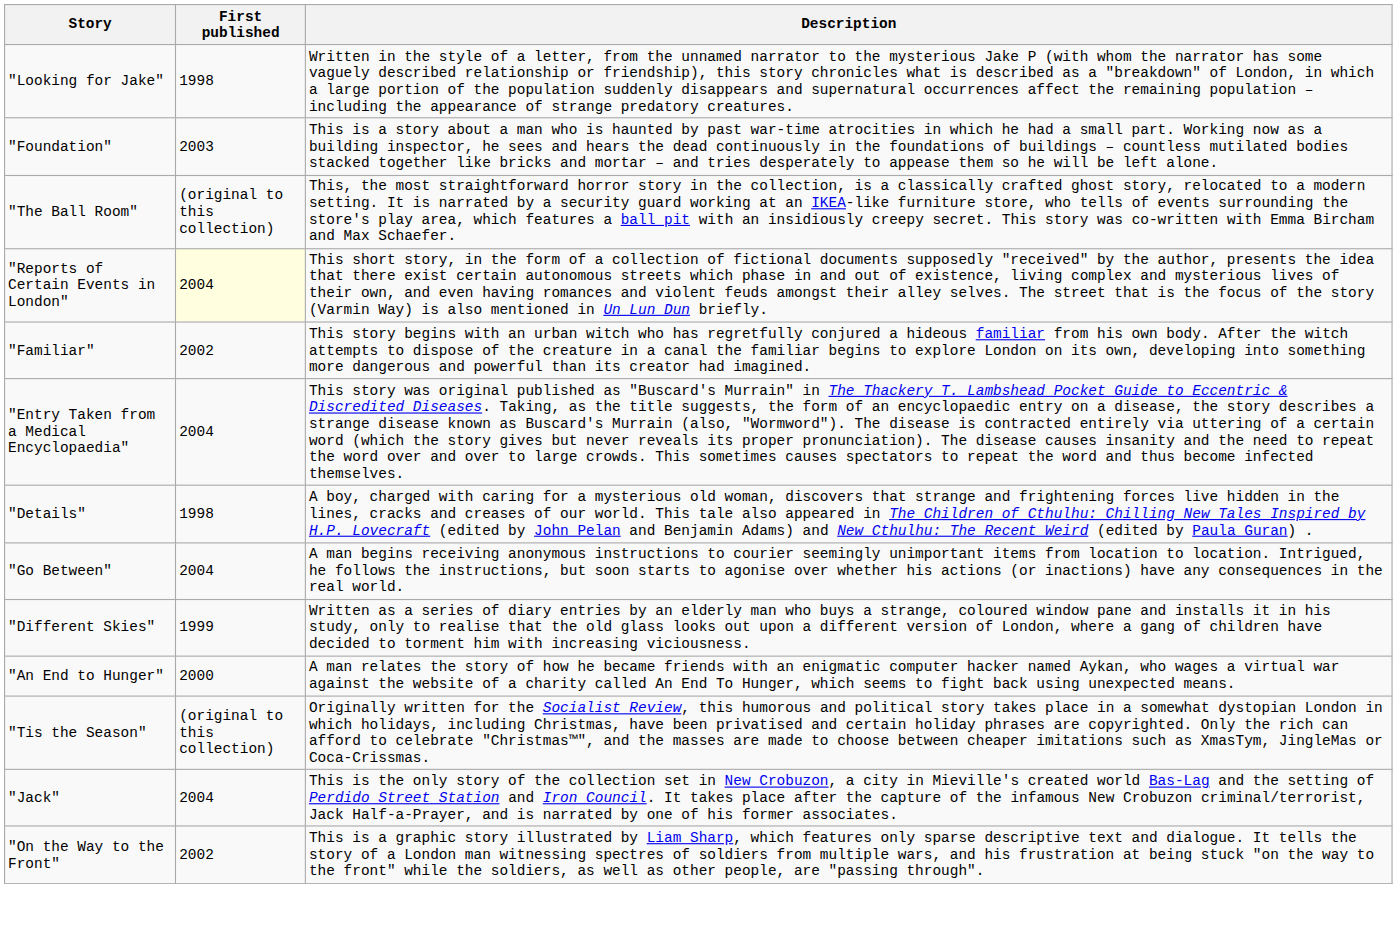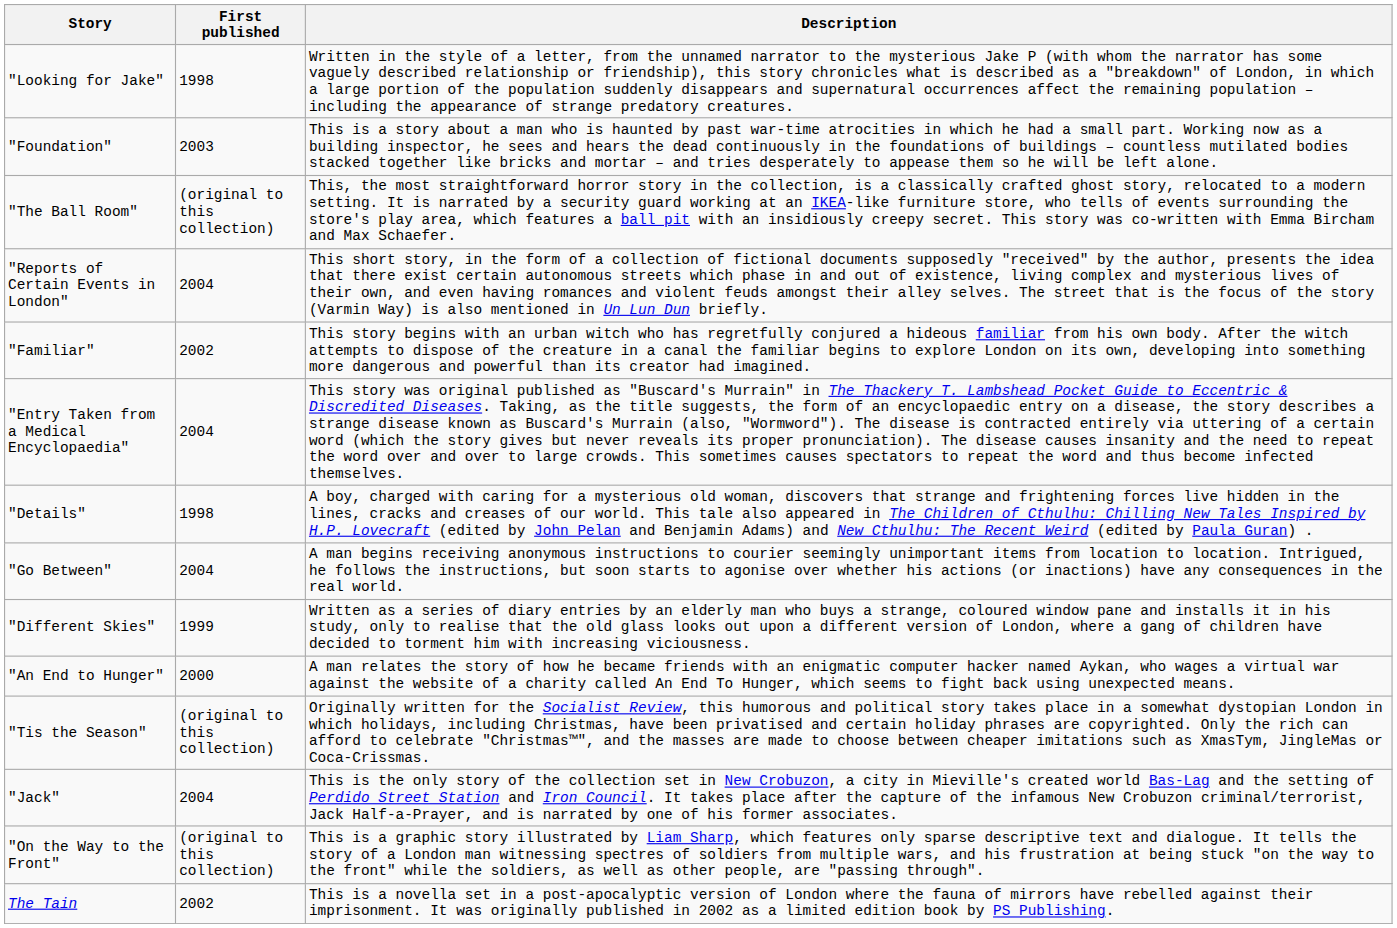(196, 285) lightyellow background -> (196, 285) no background
(196, 855) 2002 -> (231, 855) (original to this collection)
+ row: (43, 903)
